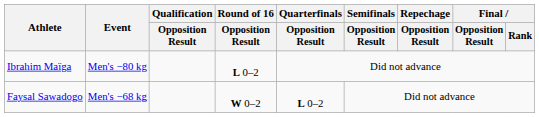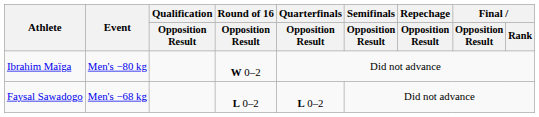(246, 73) L 0–2 -> (246, 73) W 0–2
(246, 103) W 0–2 -> (246, 103) L 0–2
